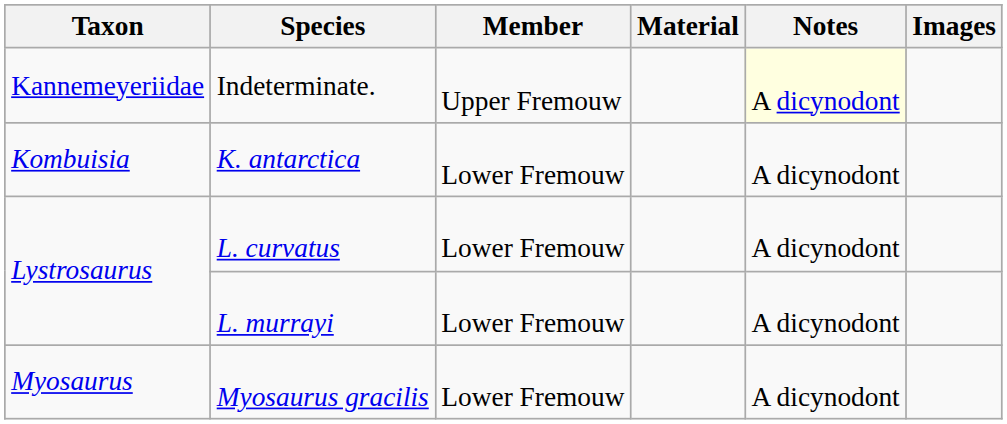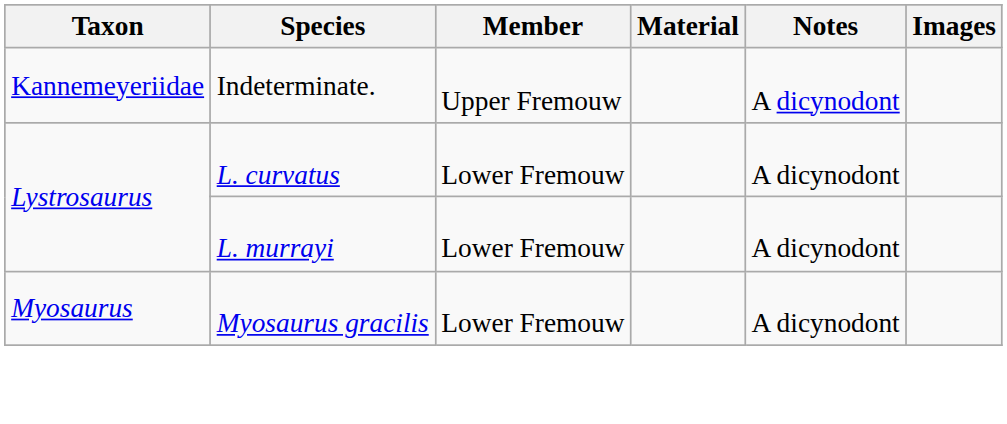(826, 100) lightyellow background -> (826, 100) no background
- row: (288, 159)
